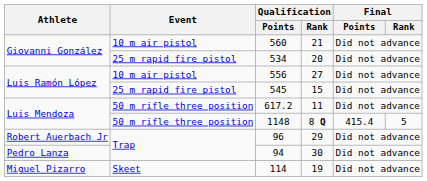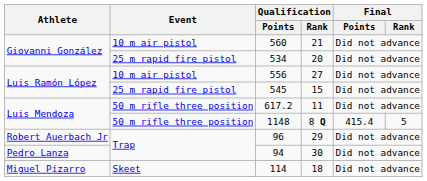(317, 168) 19 -> (317, 168) 18
